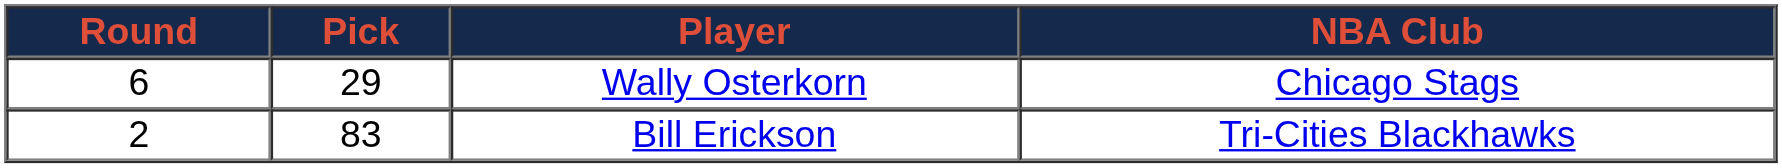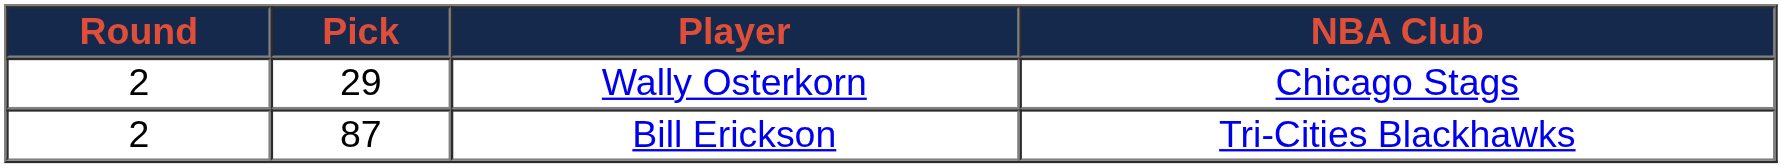(139, 82) 6 -> (139, 82) 2
(361, 134) 83 -> (361, 134) 87
